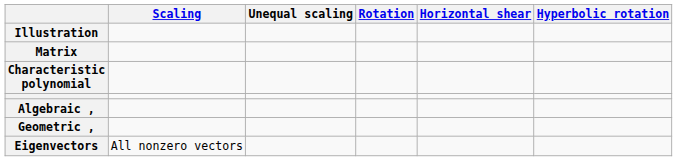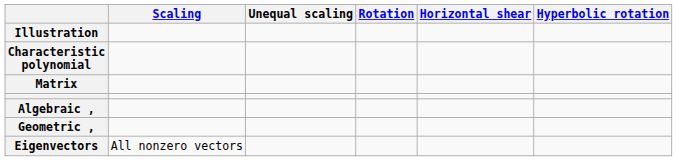rows swapped: (56, 52) <-> (56, 77)
